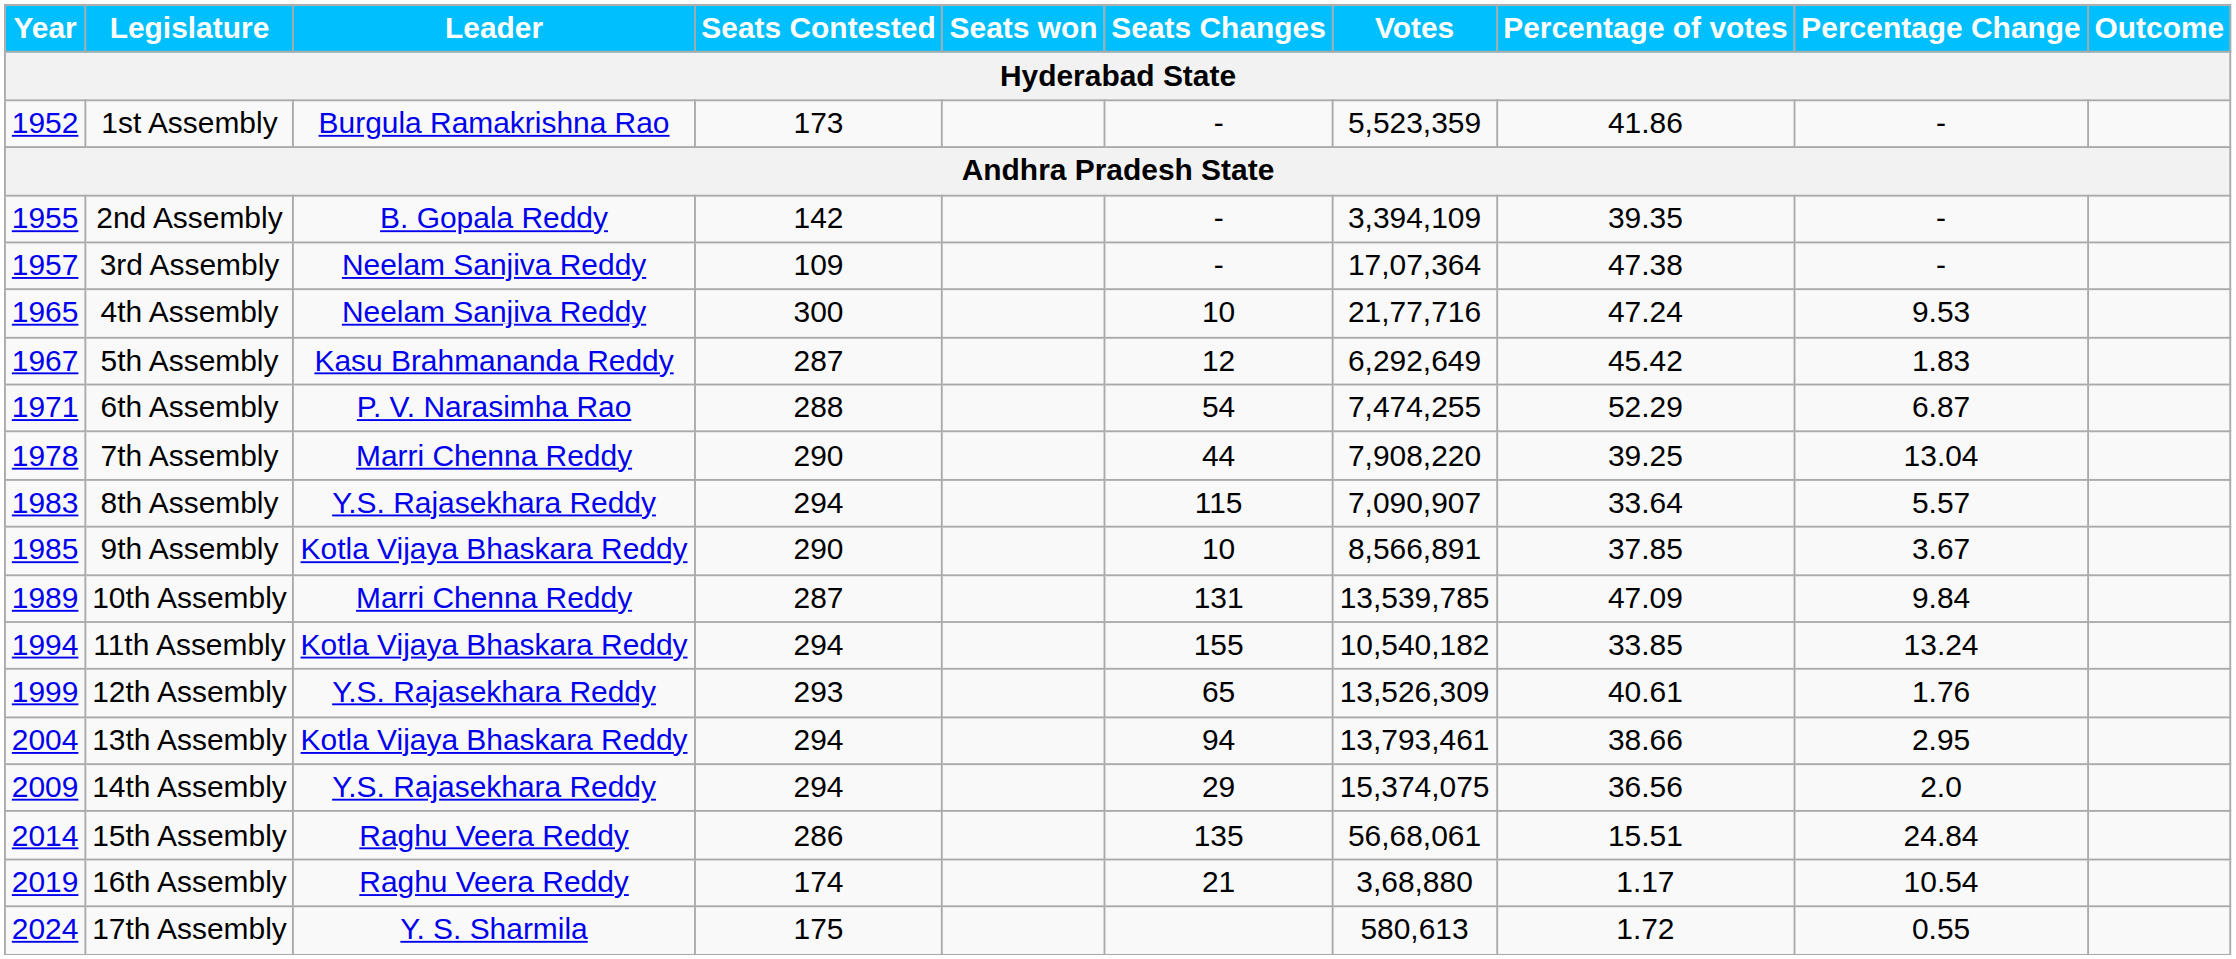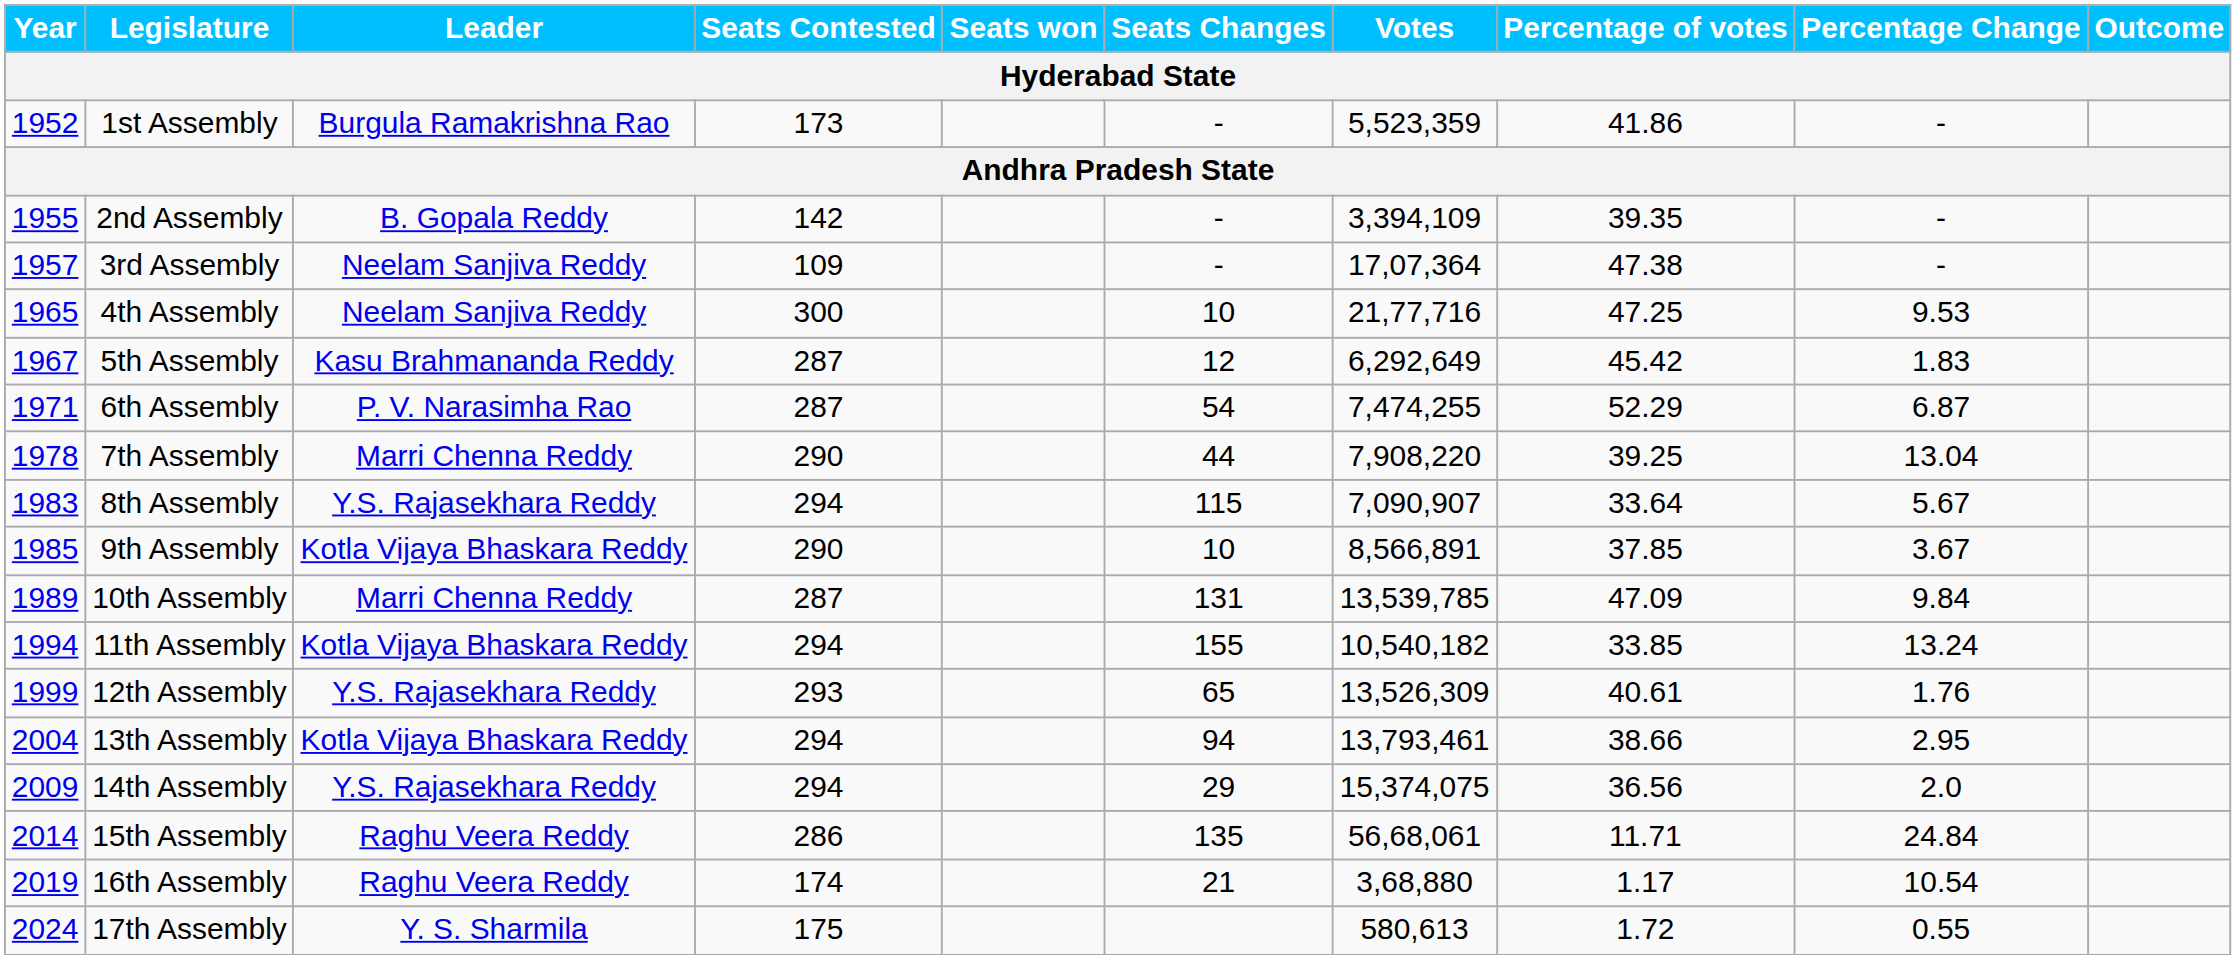(1645, 312) 47.24 -> (1645, 312) 47.25
(819, 407) 288 -> (819, 407) 287
(1941, 502) 5.57 -> (1941, 502) 5.67
(1645, 834) 15.51 -> (1645, 834) 11.71
